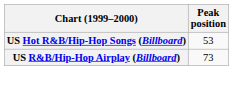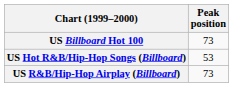+ row: (96, 40)
